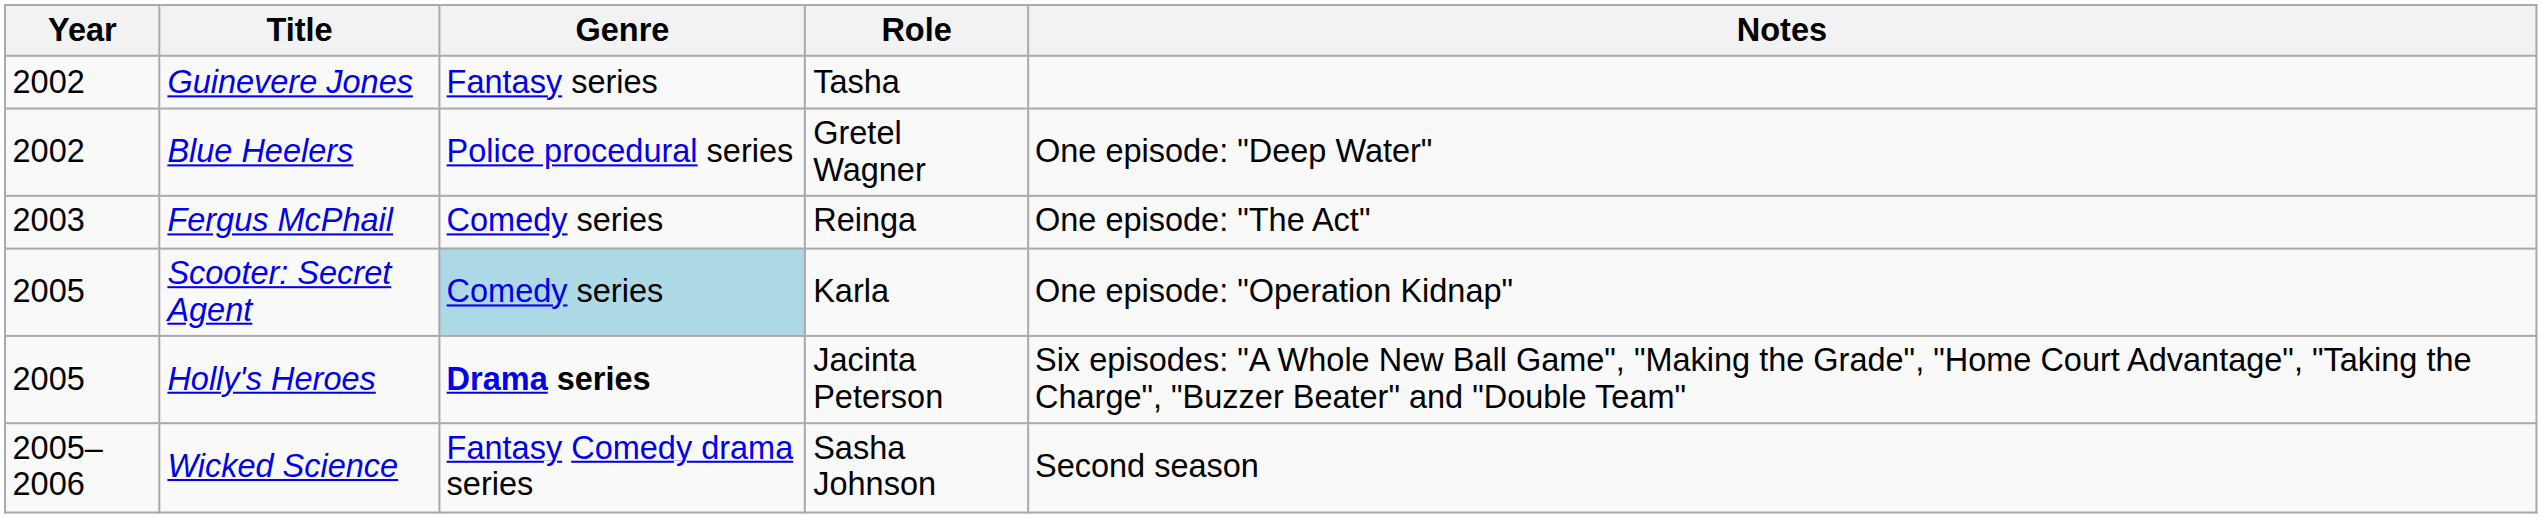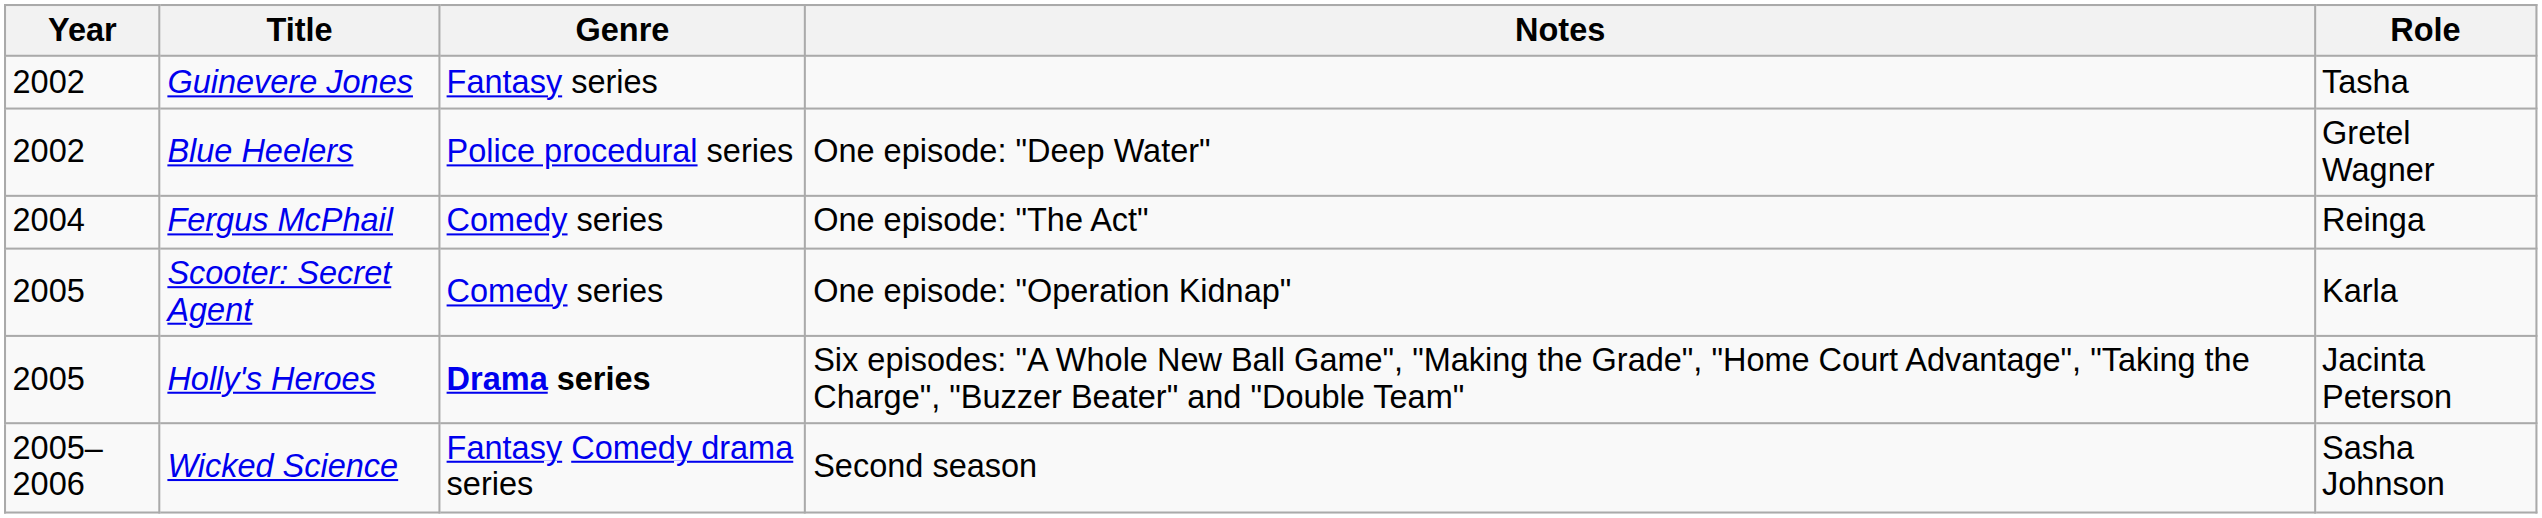columns swapped: (917, 30) <-> (1782, 30)
(49, 221) 2003 -> (49, 221) 2004
(555, 291) lightblue background -> (555, 291) no background
